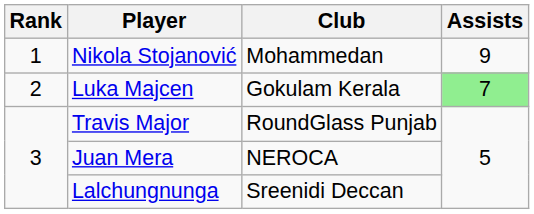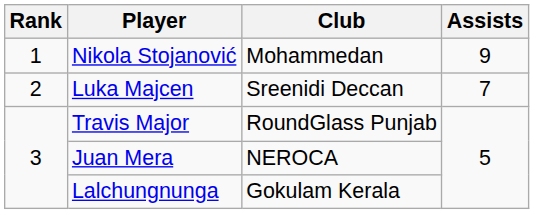(323, 89) Gokulam Kerala -> (325, 89) Sreenidi Deccan
(485, 89) lightgreen background -> (485, 89) no background
(325, 191) Sreenidi Deccan -> (323, 191) Gokulam Kerala
